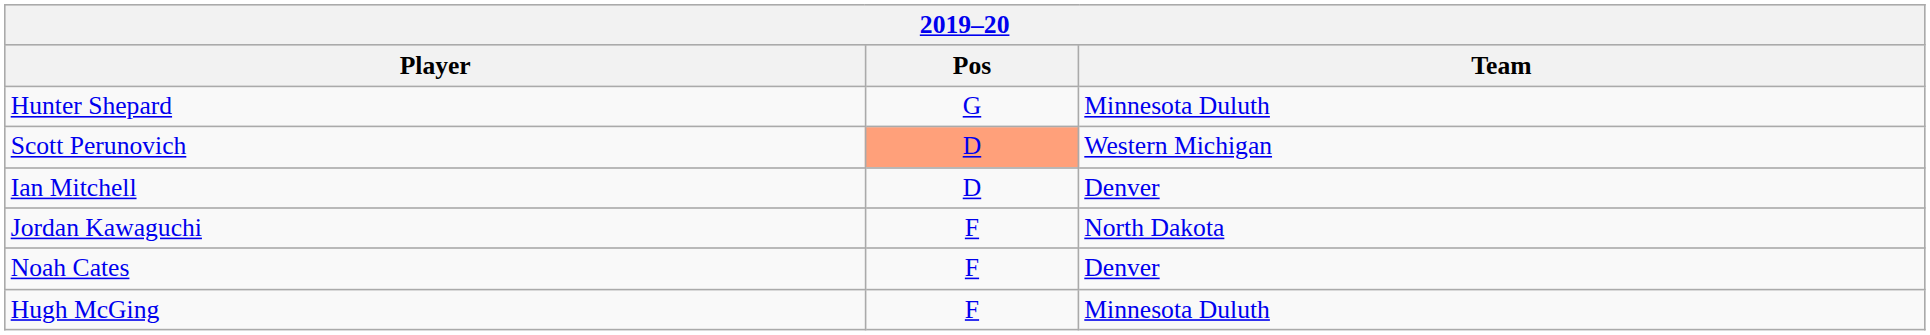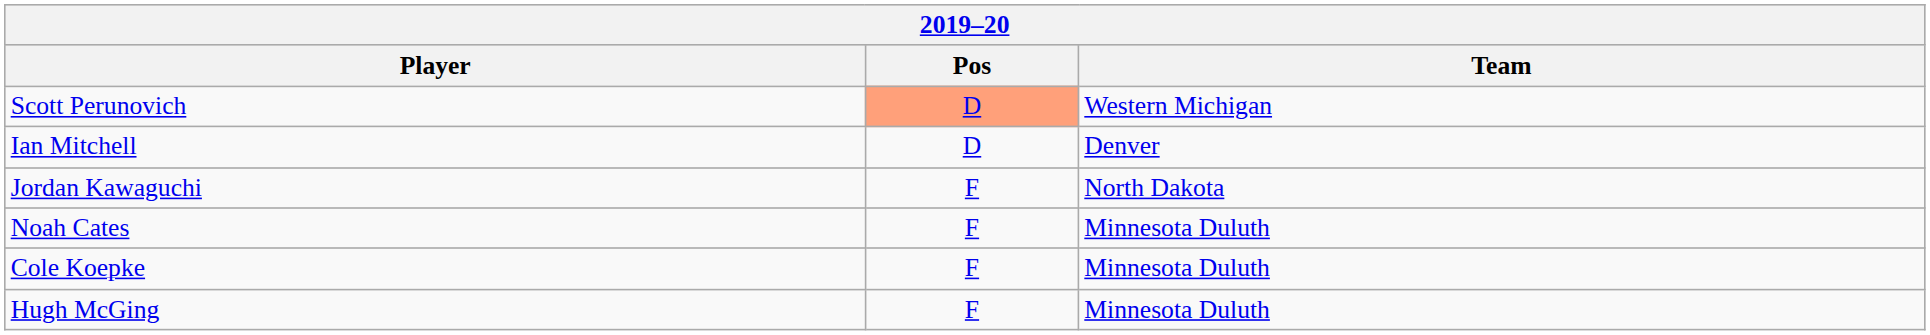- row: (91, 106)
(1122, 268) Denver -> (1177, 227) Minnesota Duluth
+ row: (78, 268)
